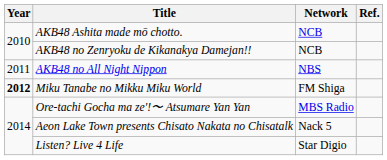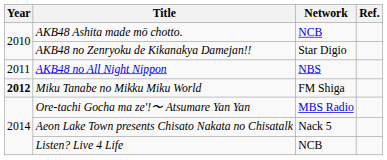(310, 50) NCB -> (322, 50) Star Digio
(322, 145) Star Digio -> (310, 145) NCB
